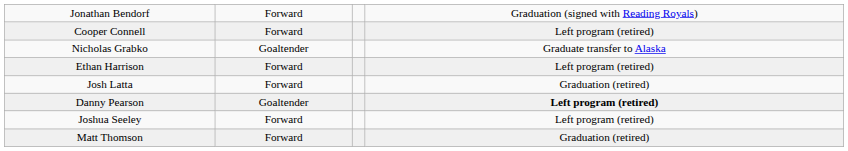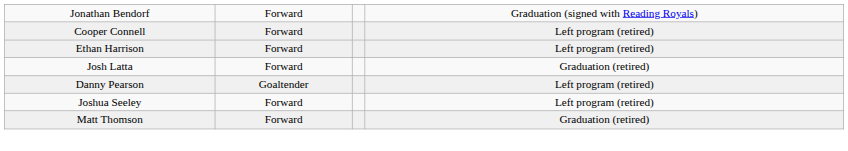- row: (110, 48)
(604, 102) bold -> (604, 84) normal
